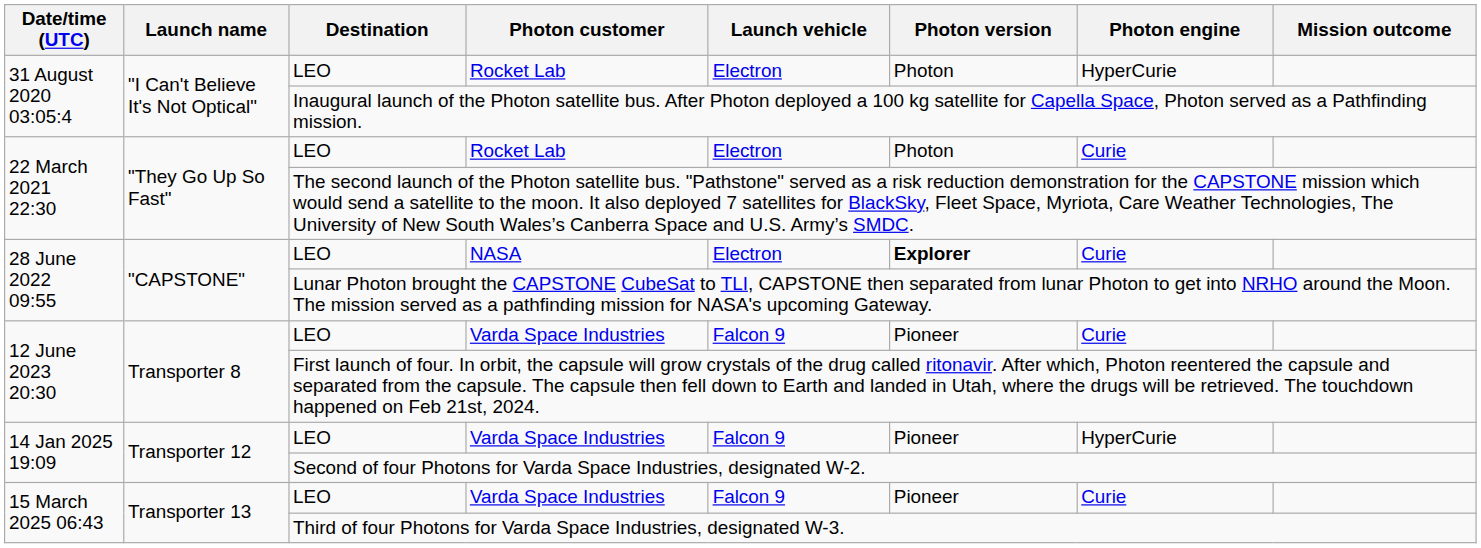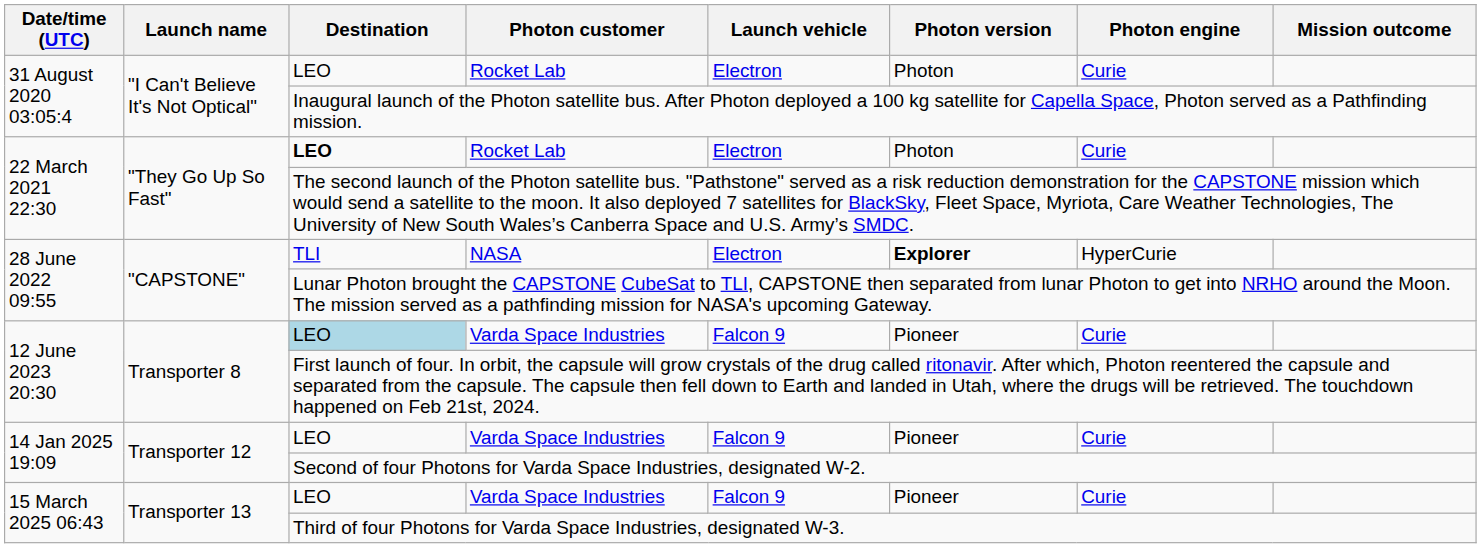(1129, 70) HyperCurie -> (1104, 70) Curie
(312, 151) normal -> (312, 151) bold
(312, 254) LEO -> (307, 254) TLI
(1104, 254) Curie -> (1129, 254) HyperCurie
(312, 335) no background -> (312, 335) lightblue background
(1129, 437) HyperCurie -> (1104, 437) Curie
